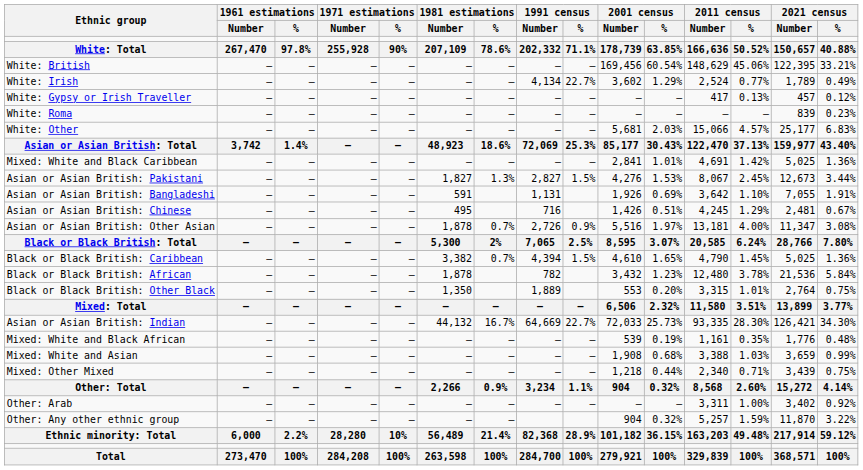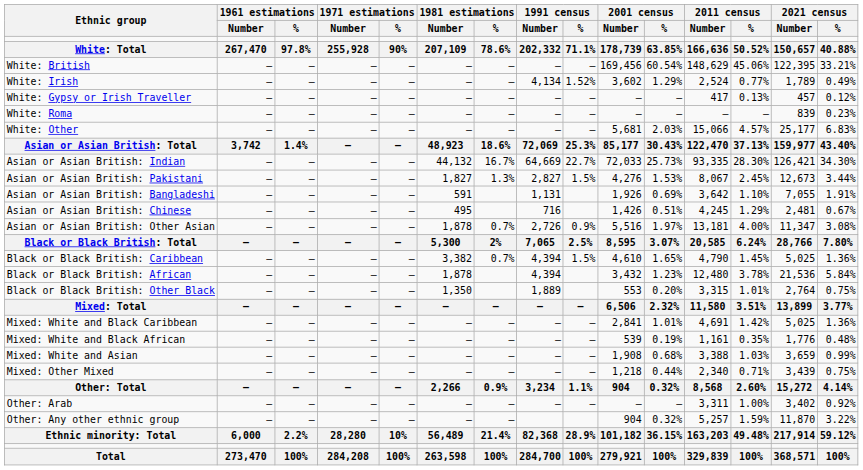(580, 82) 22.7% -> (580, 82) 1.52%
rows swapped: (96, 323) <-> (102, 162)
(552, 275) 782 -> (546, 275) 4,394
